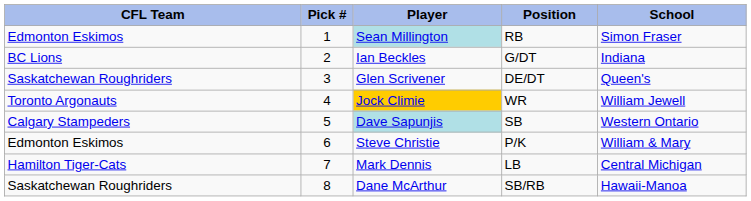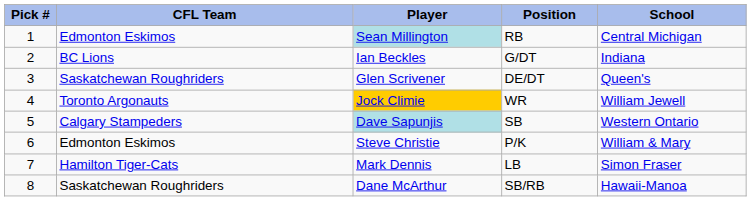columns swapped: (327, 15) <-> (153, 15)
(641, 36) Simon Fraser -> (651, 36) Central Michigan
(651, 164) Central Michigan -> (641, 164) Simon Fraser
